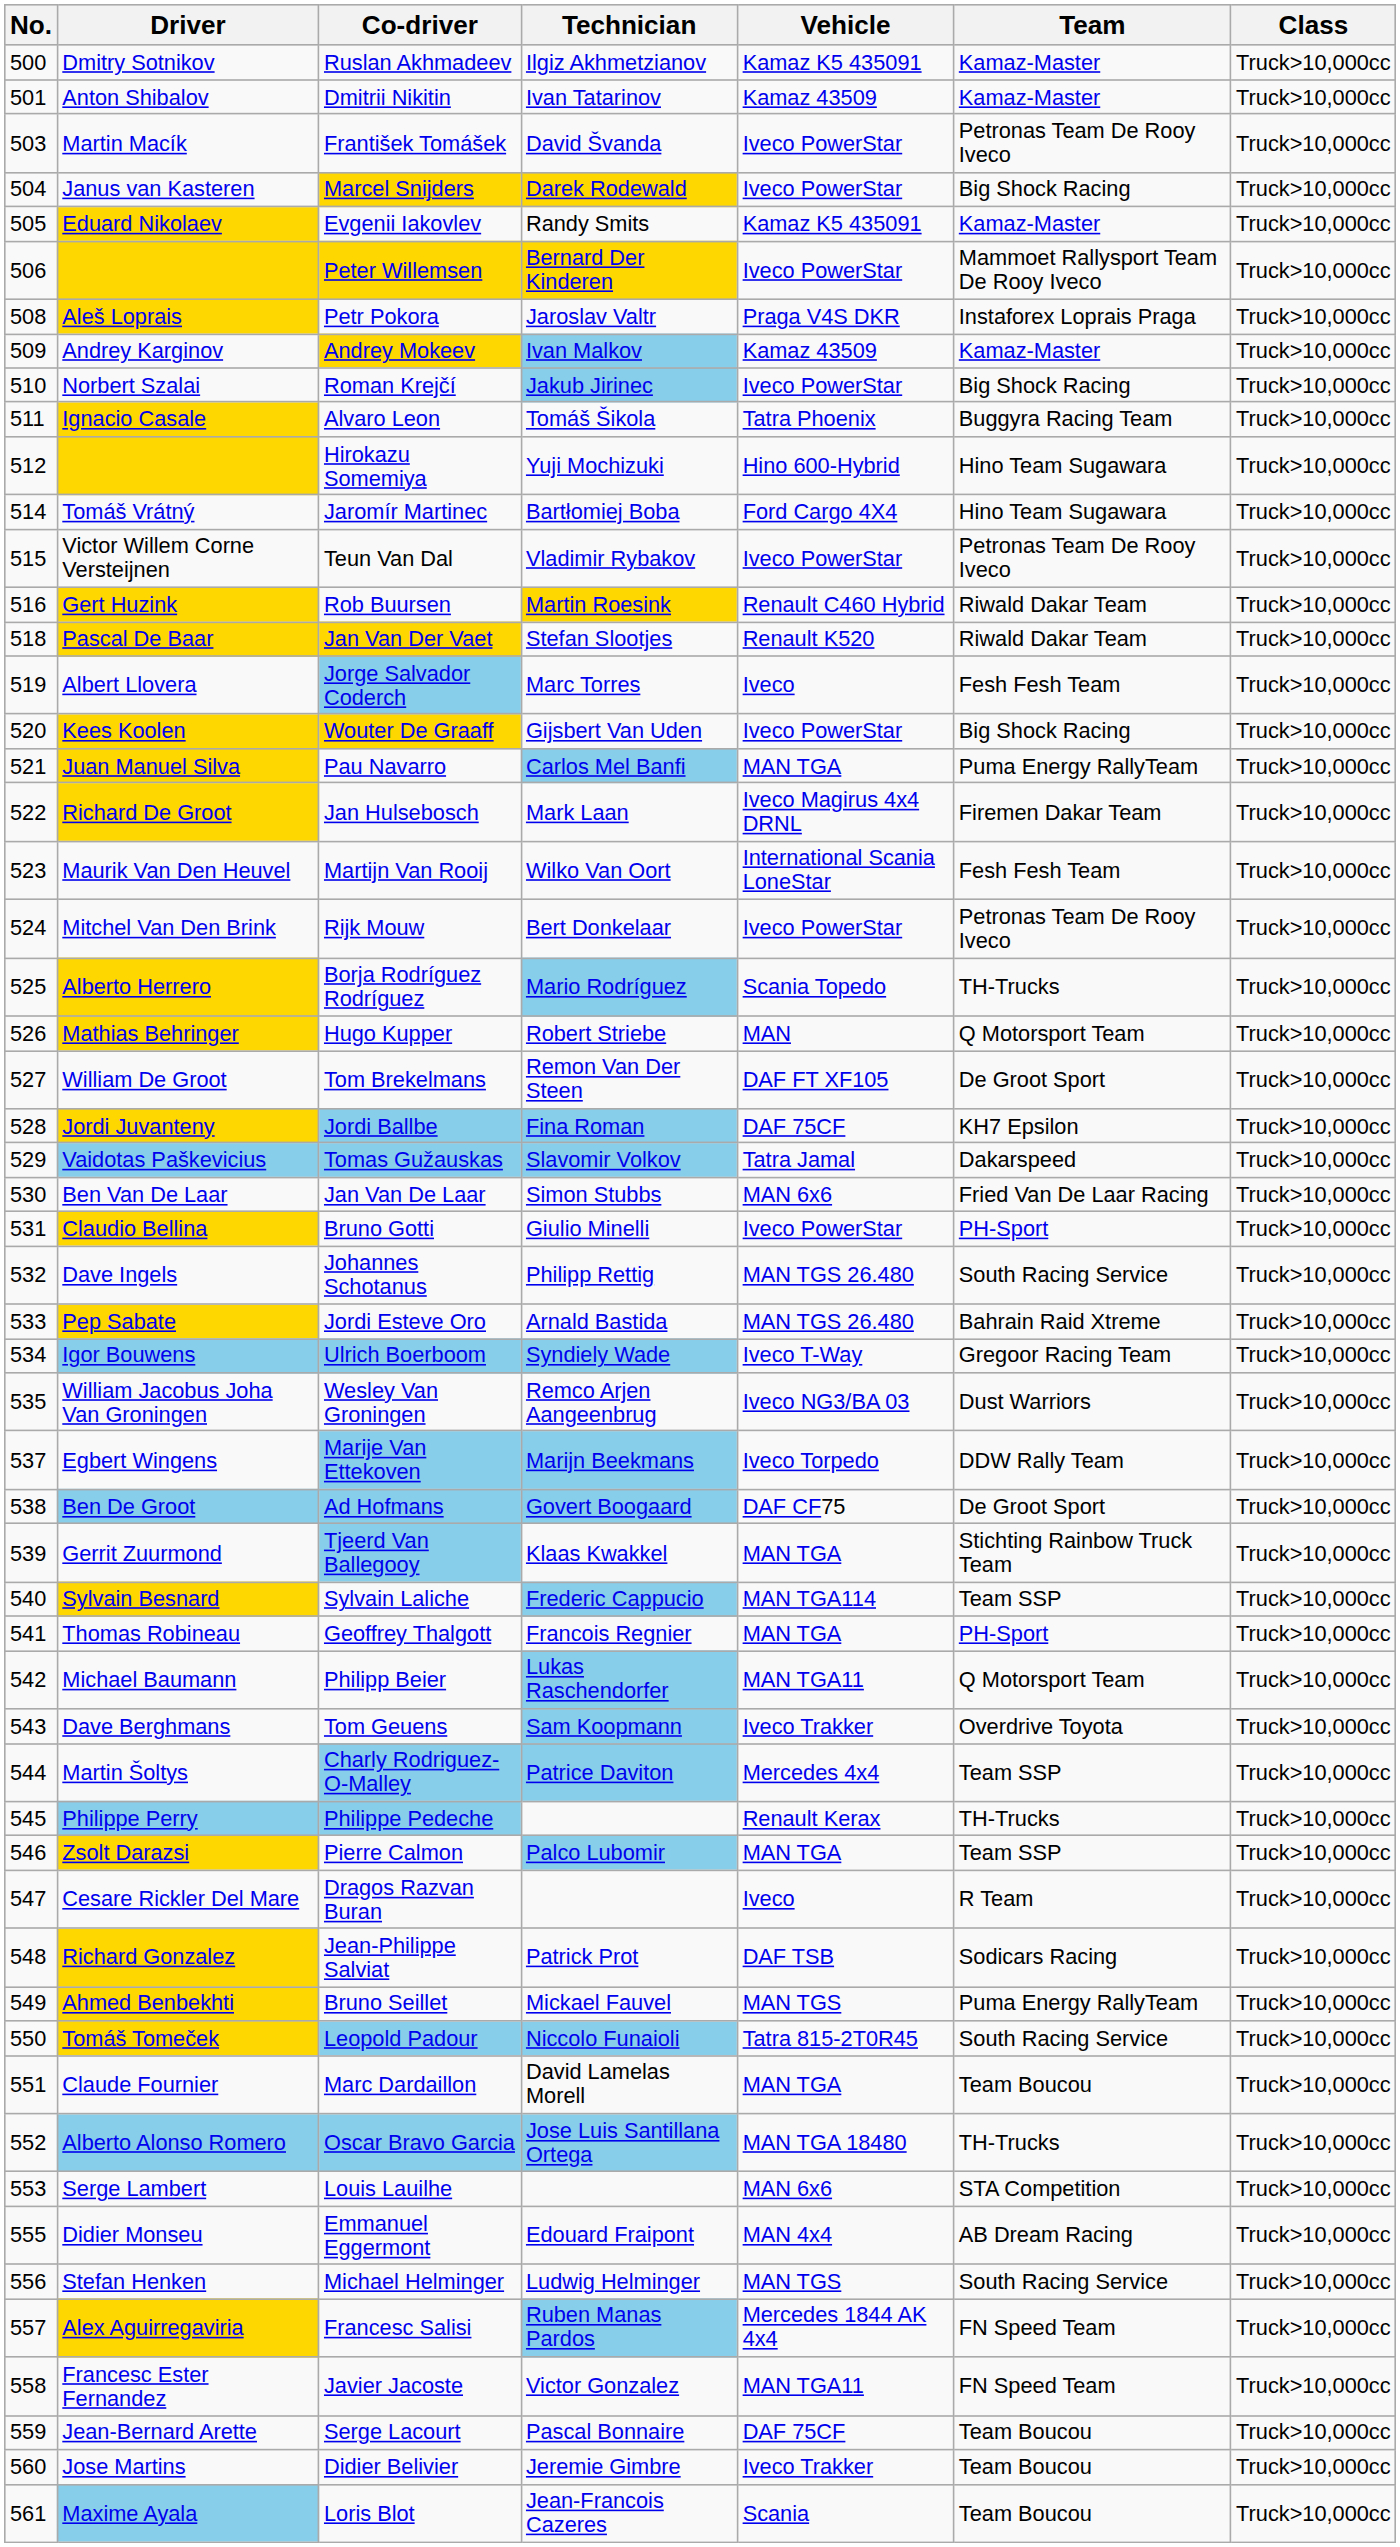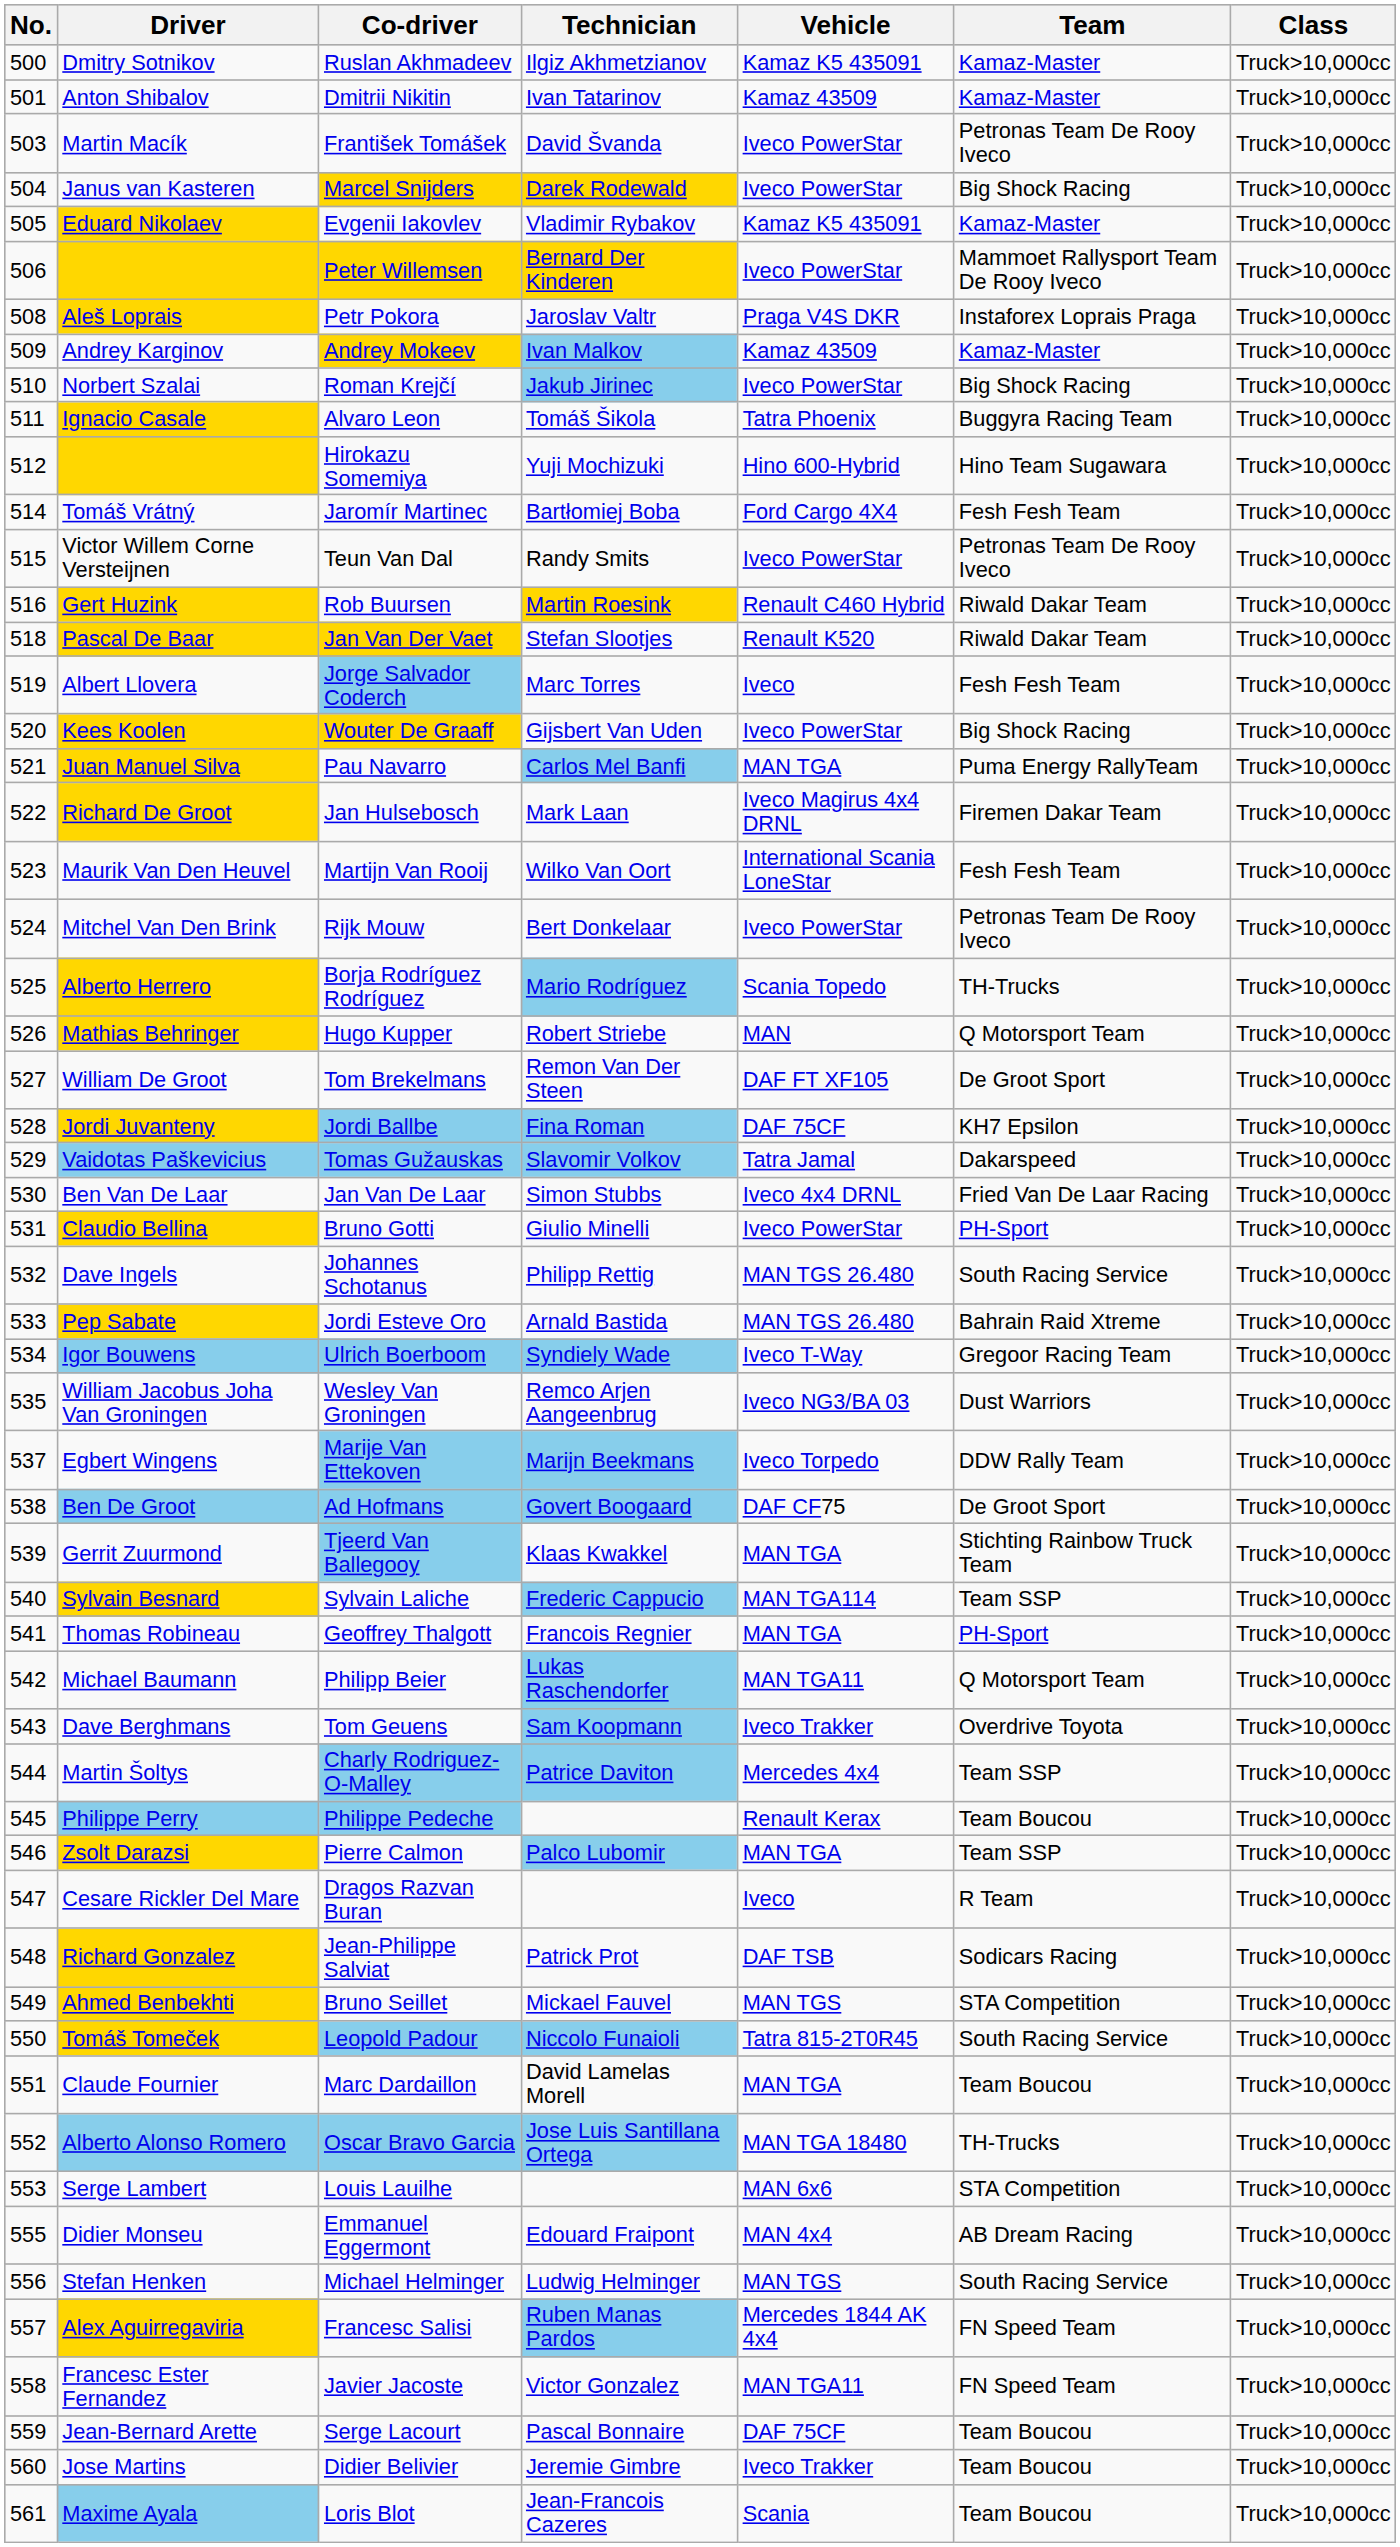(588, 223) Randy Smits -> (611, 223) Vladimir Rybakov
(1063, 512) Hino Team Sugawara -> (1040, 512) Fesh Fesh Team
(611, 558) Vladimir Rybakov -> (588, 558) Randy Smits
(787, 1194) MAN 6x6 -> (822, 1194) Iveco 4x4 DRNL
(1009, 1818) TH-Trucks -> (1025, 1818) Team Boucou
(1079, 2003) Puma Energy RallyTeam -> (1040, 2003) STA Competition
